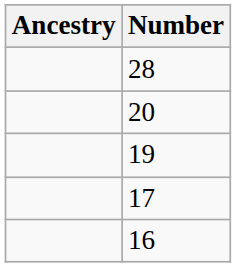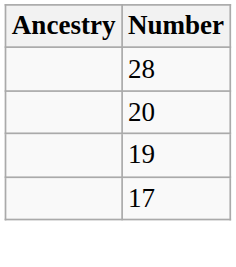- row: (141, 240)
